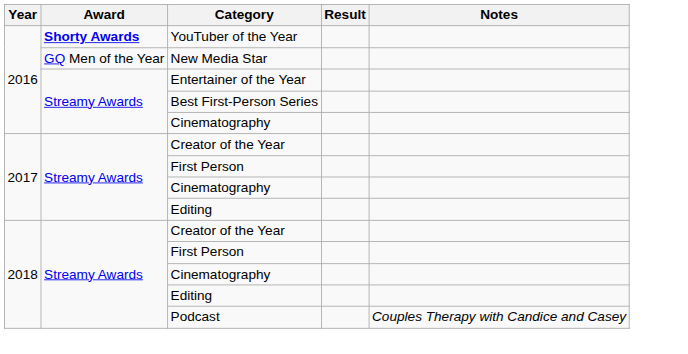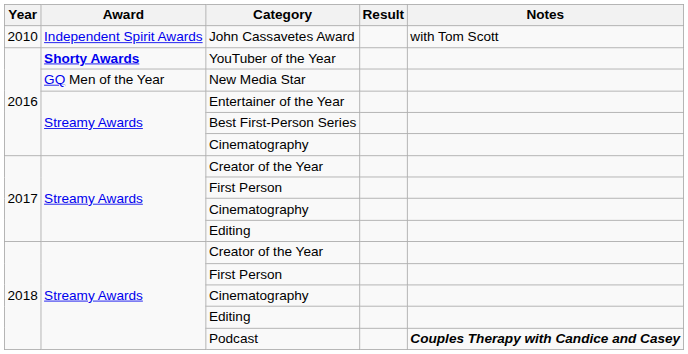+ row: (23, 36)
(499, 317) normal -> (545, 338) bold
